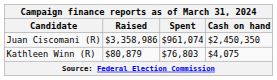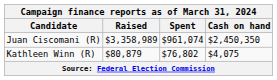(131, 40) $3,358,986 -> (131, 40) $3,358,989
(180, 54) $76,803 -> (180, 54) $76,802
